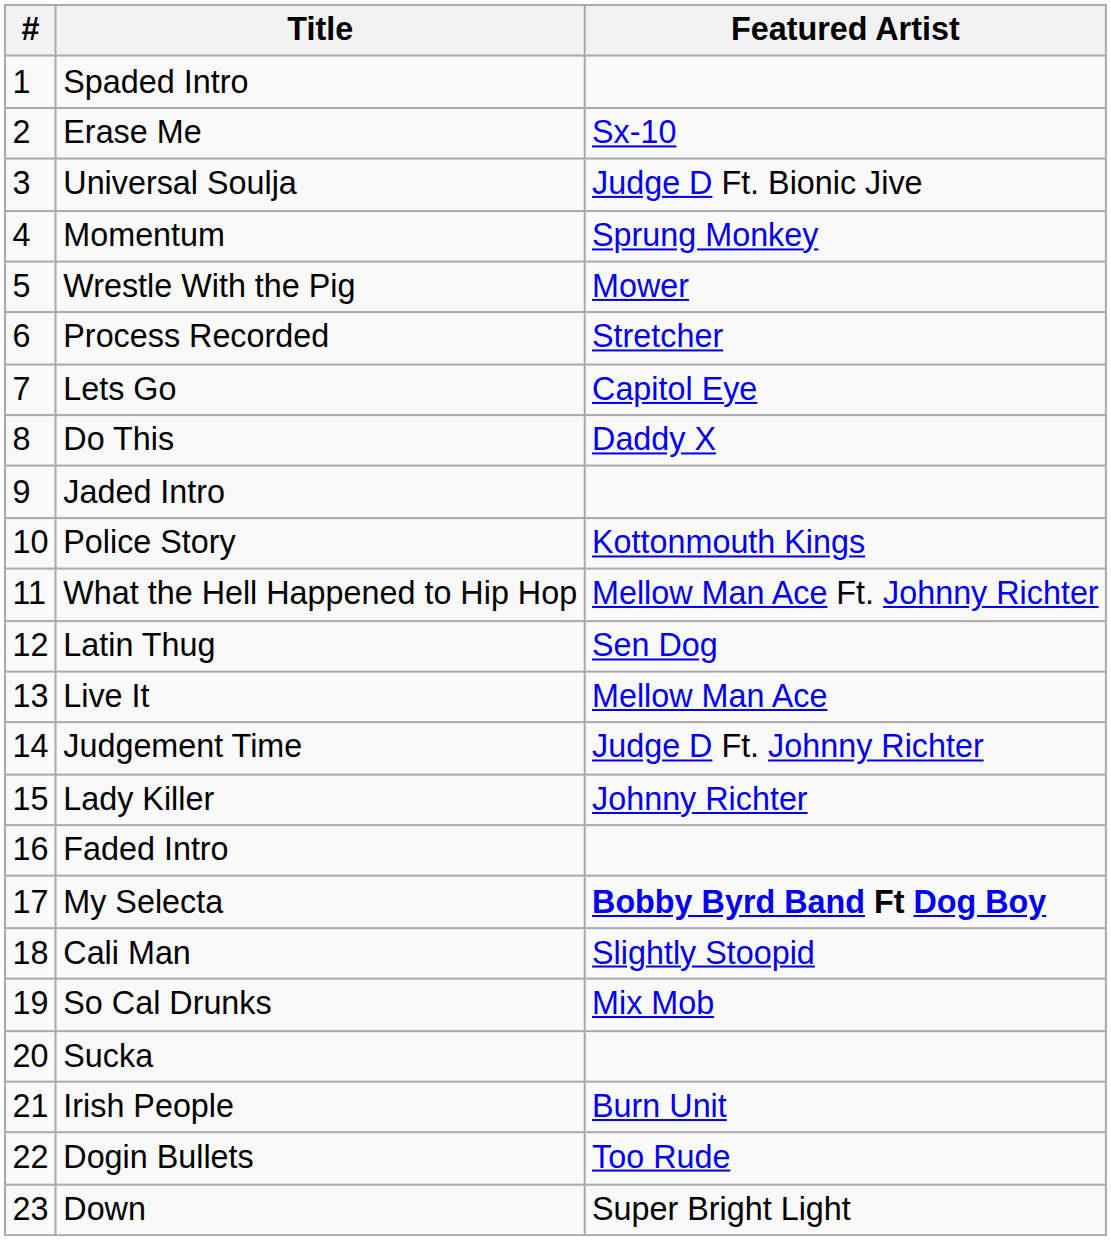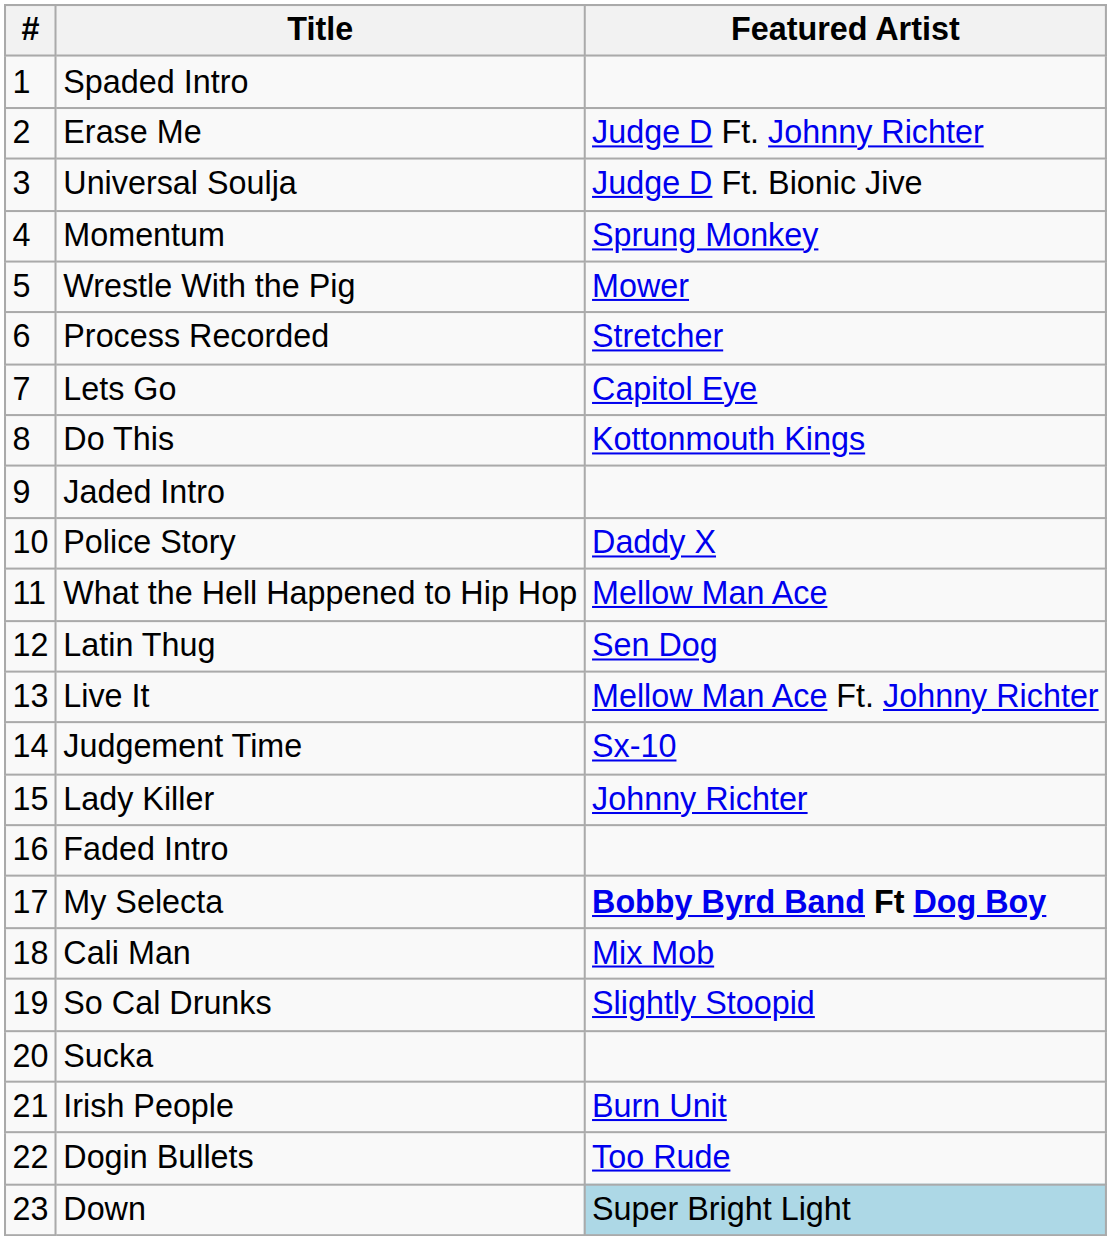(634, 132) Sx-10 -> (788, 132) Judge D Ft. Johnny Richter
(654, 440) Daddy X -> (729, 440) Kottonmouth Kings
(729, 542) Kottonmouth Kings -> (654, 542) Daddy X
(845, 593) Mellow Man Ace Ft. Johnny Richter -> (710, 593) Mellow Man Ace
(710, 696) Mellow Man Ace -> (845, 696) Mellow Man Ace Ft. Johnny Richter
(788, 747) Judge D Ft. Johnny Richter -> (634, 747) Sx-10
(703, 952) Slightly Stoopid -> (653, 952) Mix Mob
(653, 1004) Mix Mob -> (703, 1004) Slightly Stoopid
(721, 1209) no background -> (721, 1209) lightblue background
